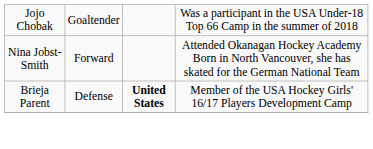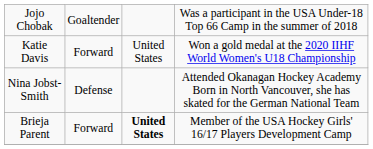+ row: (35, 51)
(94, 58) Forward -> (93, 90) Defense
(94, 96) Defense -> (93, 128) Forward
